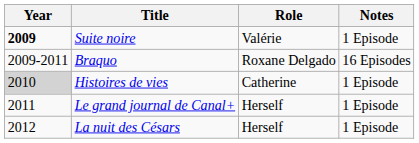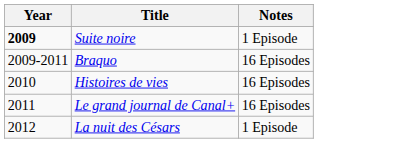- column: (289, 15)
(22, 82) lightgrey background -> (22, 82) no background
(370, 82) 1 Episode -> (276, 82) 16 Episodes
(370, 104) 1 Episode -> (276, 104) 16 Episodes
